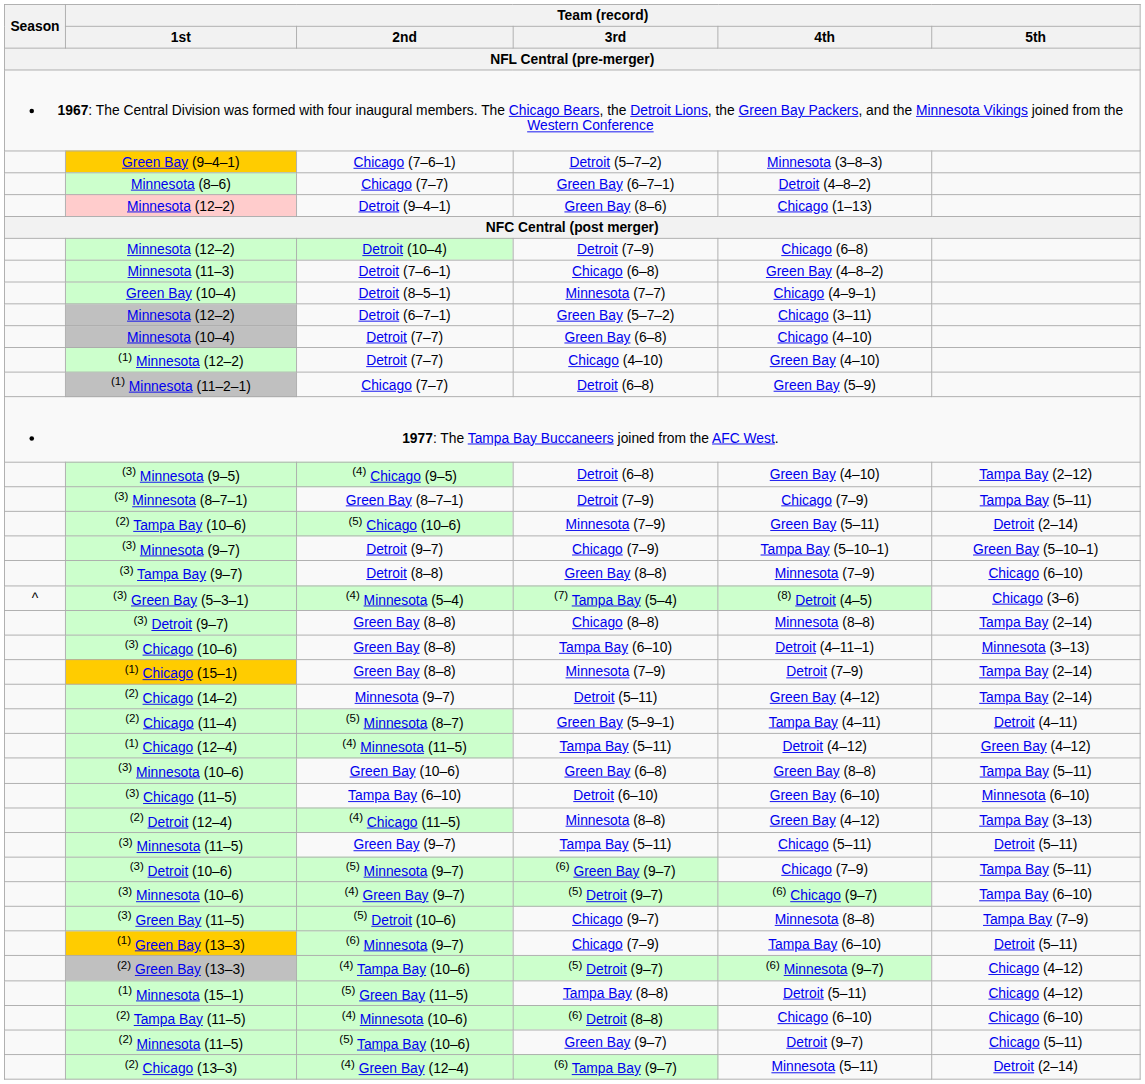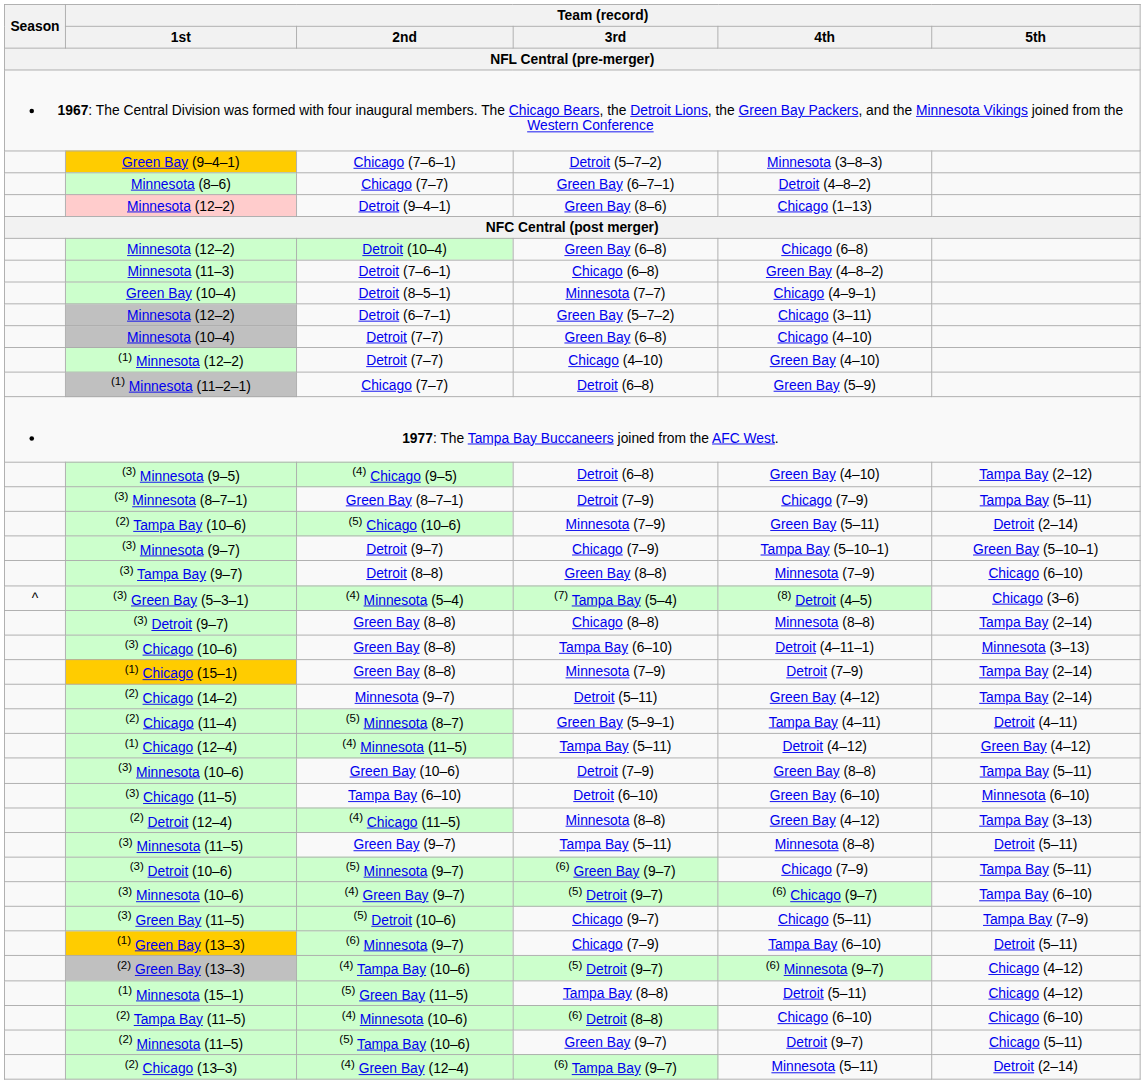(616, 249) Detroit (7–9) -> (616, 249) Green Bay (6–8)
(616, 771) Green Bay (6–8) -> (616, 771) Detroit (7–9)
(825, 845) Chicago (5–11) -> (825, 845) Minnesota (8–8)
(825, 919) Minnesota (8–8) -> (825, 919) Chicago (5–11)
